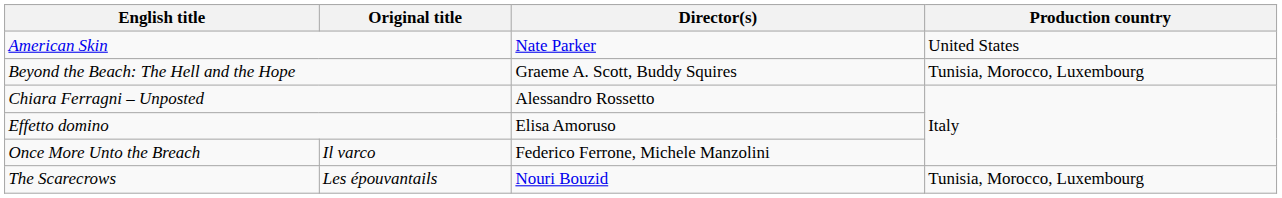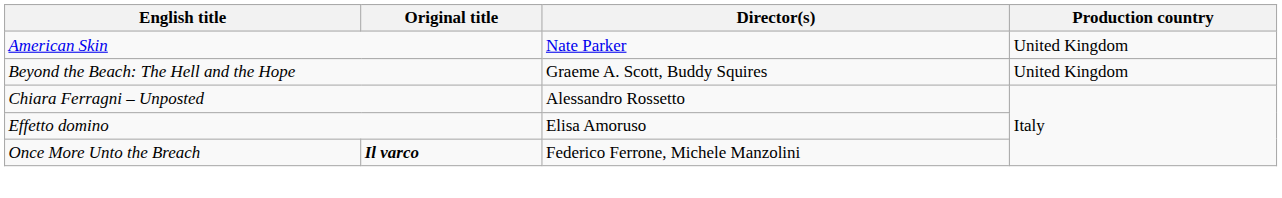(974, 44) United States -> (1071, 44) United Kingdom
(1036, 71) Tunisia, Morocco, Luxembourg -> (1071, 71) United Kingdom
(349, 152) normal -> (392, 152) bold
- row: (62, 179)
